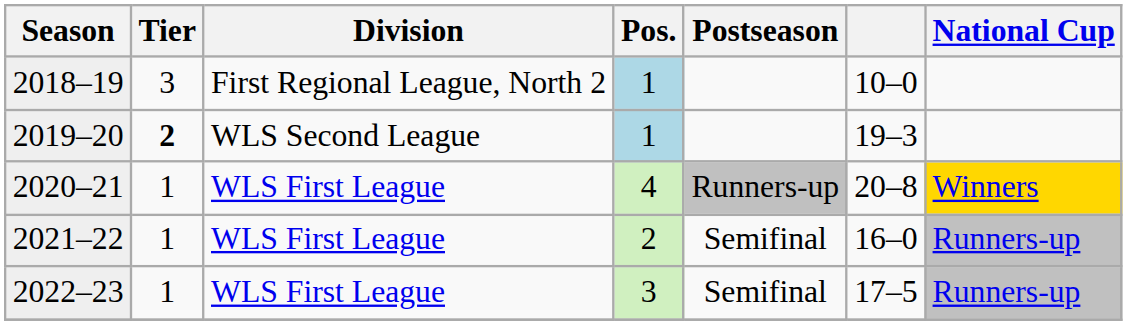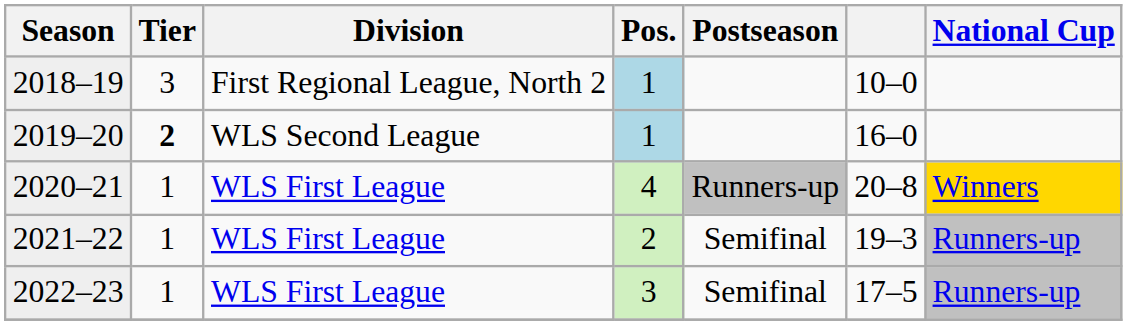(886, 134) 19–3 -> (886, 134) 16–0
(886, 239) 16–0 -> (886, 239) 19–3
